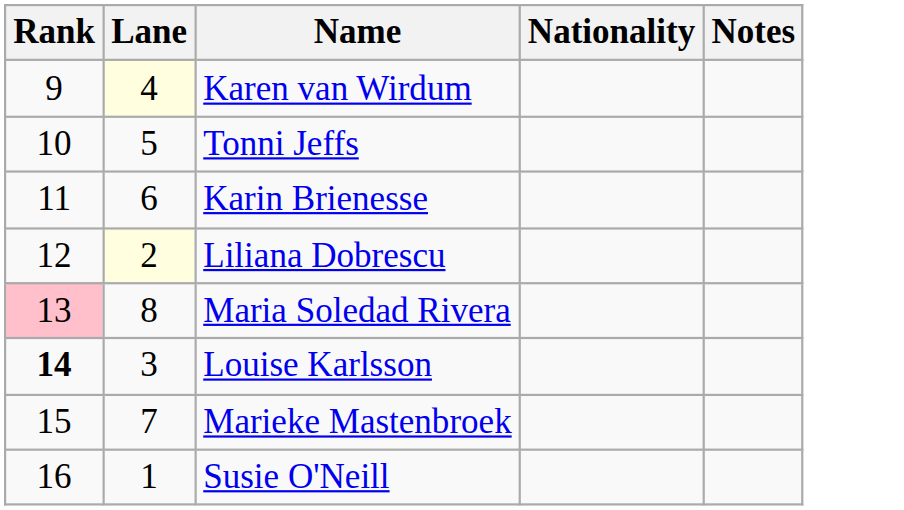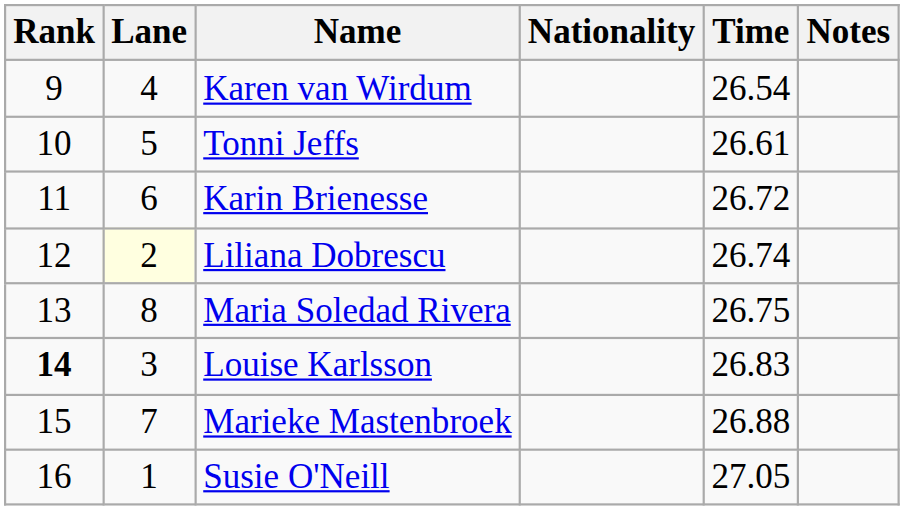+ column: (751, 32)
(149, 87) lightyellow background -> (149, 87) no background
(54, 310) pink background -> (54, 310) no background
